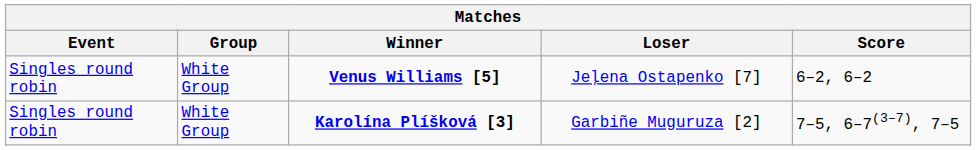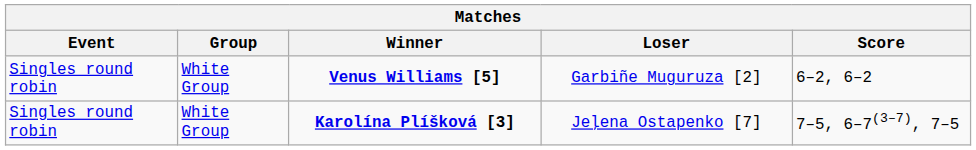(666, 78) Jeļena Ostapenko [7] -> (666, 78) Garbiñe Muguruza [2]
(666, 123) Garbiñe Muguruza [2] -> (666, 123) Jeļena Ostapenko [7]
